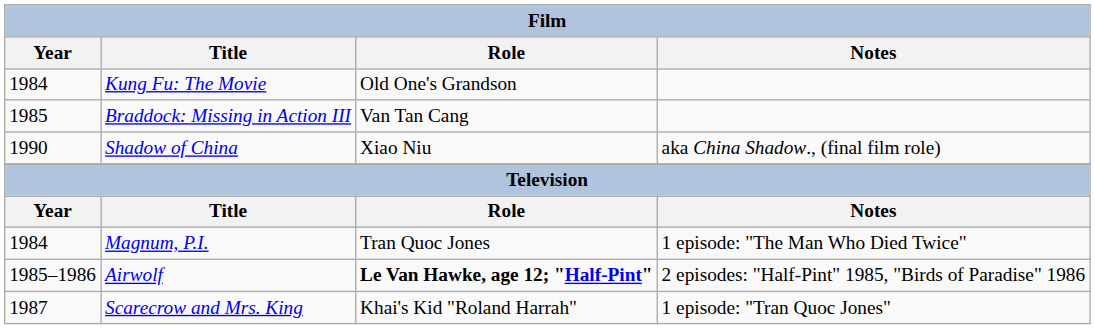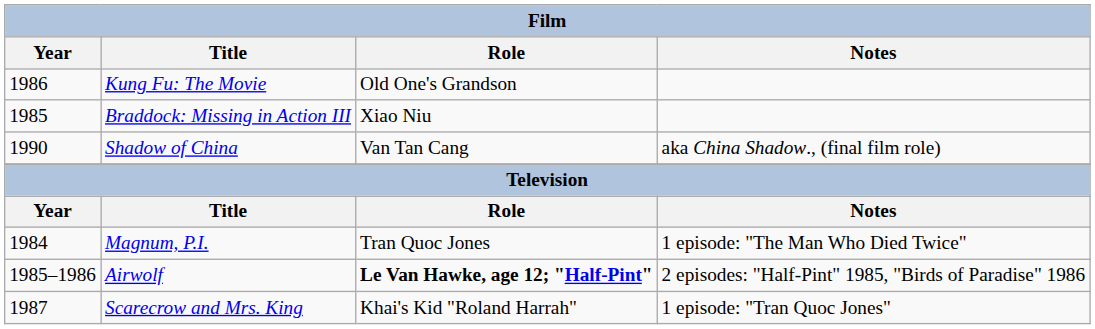(28, 84) 1984 -> (28, 84) 1986
(414, 116) Van Tan Cang -> (396, 116) Xiao Niu
(396, 148) Xiao Niu -> (414, 148) Van Tan Cang
